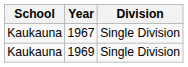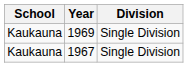rows swapped: (81, 33) <-> (81, 52)
